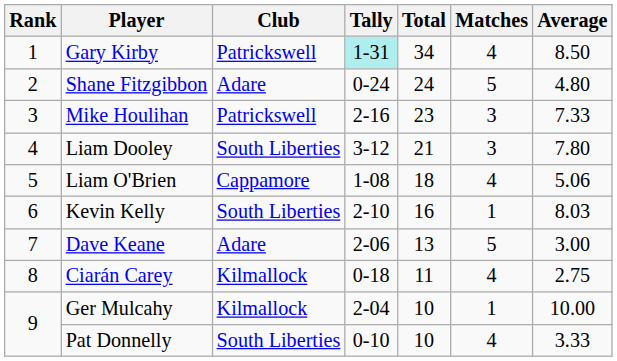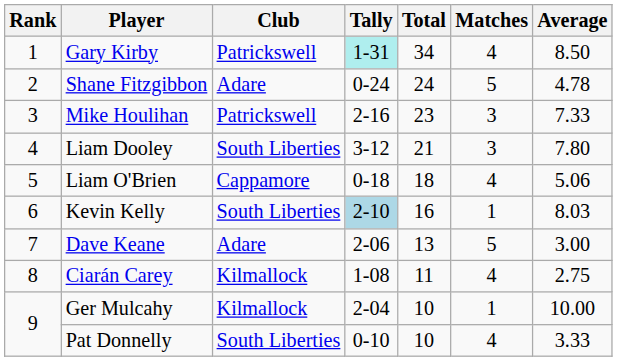(572, 84) 4.80 -> (572, 84) 4.78
(371, 180) 1-08 -> (371, 180) 0-18
(371, 212) no background -> (371, 212) lightblue background
(371, 276) 0-18 -> (371, 276) 1-08
